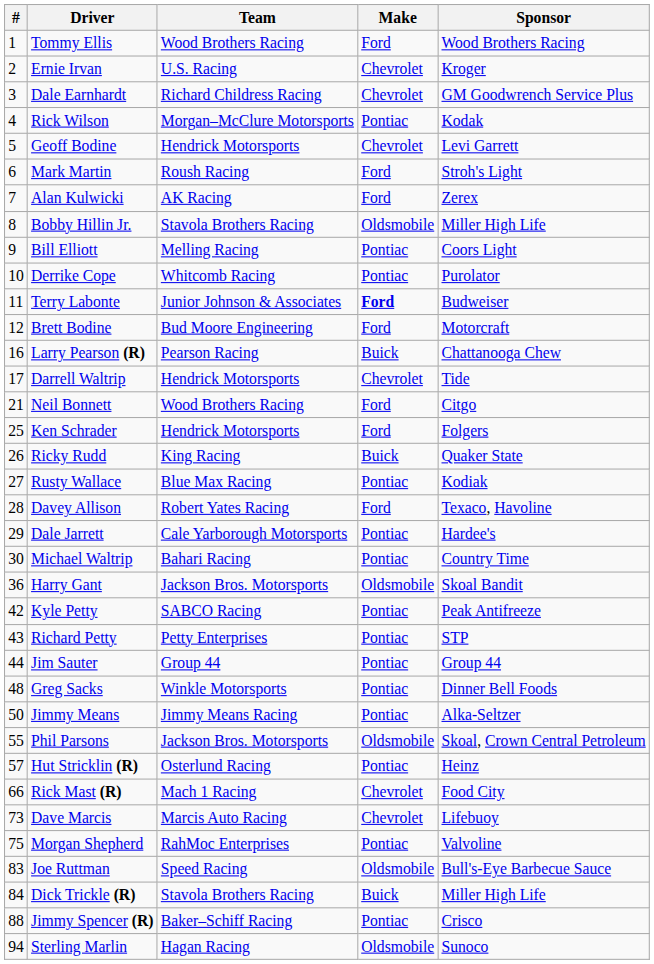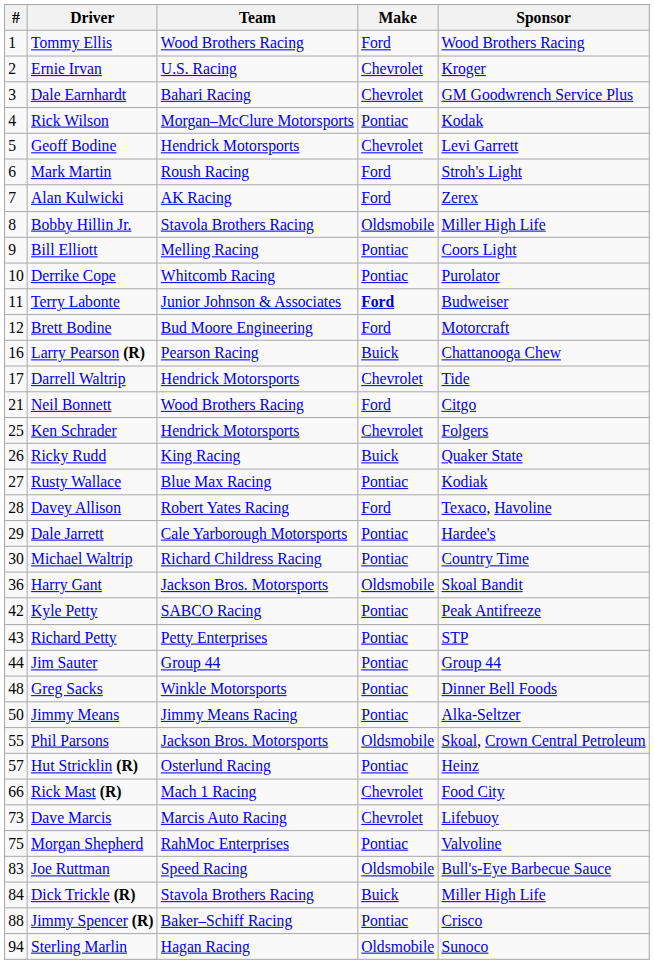(241, 95) Richard Childress Racing -> (206, 95) Bahari Racing
(376, 430) Ford -> (392, 430) Chevrolet
(206, 559) Bahari Racing -> (241, 559) Richard Childress Racing
